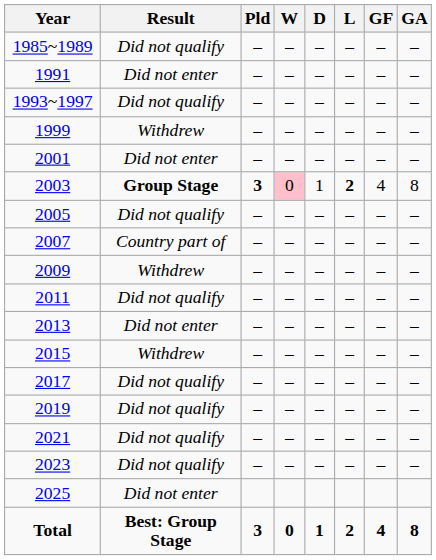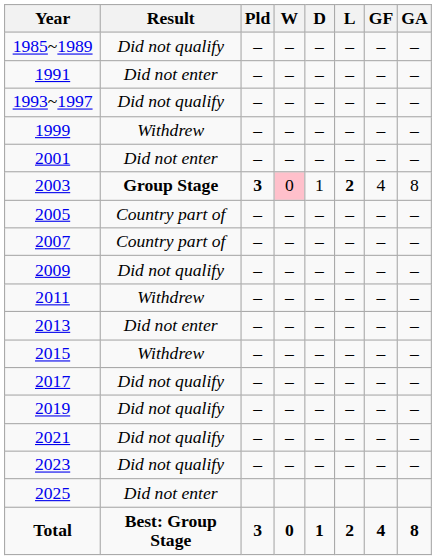(171, 213) Did not qualify -> (171, 213) Country part of
(171, 269) Withdrew -> (171, 269) Did not qualify
(171, 297) Did not qualify -> (171, 297) Withdrew
